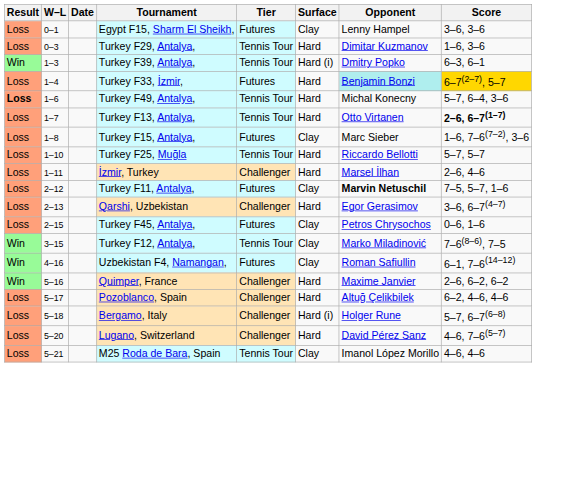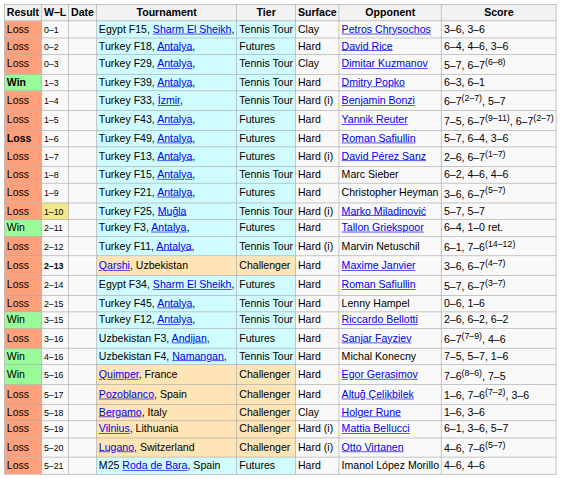(257, 29) Futures -> (266, 29) Tennis Tour
(376, 29) Lenny Hampel -> (386, 29) Petros Chrysochos
+ row: (147, 46)
(309, 46) Hard -> (309, 64) Clay
(464, 46) 1–6, 3–6 -> (475, 64) 5–7, 6–7(6–8)
(16, 63) normal -> (16, 82) bold
(316, 63) Hard (i) -> (309, 82) Hard
(257, 81) Futures -> (266, 100) Tennis Tour
(309, 81) Hard -> (316, 100) Hard (i)
(378, 81) paleturquoise background -> (378, 100) no background
(475, 81) gold background -> (475, 100) no background
+ row: (147, 120)
(266, 99) Tennis Tour -> (257, 138) Futures
(379, 99) Michal Konecny -> (379, 138) Roman Safiullin
(266, 117) Tennis Tour -> (257, 156) Futures
(309, 117) Hard -> (316, 156) Hard (i)
(373, 117) Otto Virtanen -> (384, 156) David Pérez Sanz
(475, 117) bold -> (475, 156) normal
(257, 137) Futures -> (266, 175) Tennis Tour
(309, 137) Clay -> (309, 175) Hard
(486, 137) 1–6, 7–6(7–2), 3–6 -> (476, 175) 6–2, 4–6, 4–6
+ row: (147, 193)
(54, 156) no background -> (54, 212) khaki background
(309, 155) Hard -> (316, 211) Hard (i)
(380, 155) Riccardo Bellotti -> (384, 211) Marko Miladinović
- row: (129, 172)
+ row: (144, 228)
(257, 188) Futures -> (266, 246) Tennis Tour
(309, 188) Clay -> (316, 246) Hard (i)
(384, 188) bold -> (381, 246) normal
(476, 188) 7–5, 5–7, 1–6 -> (480, 246) 6–1, 7–6(14–12)
(54, 207) normal -> (54, 265) bold
(380, 207) Egor Gerasimov -> (379, 265) Maxime Janvier
+ row: (167, 285)
(257, 225) Futures -> (266, 303) Tennis Tour
(309, 225) Clay -> (309, 303) Hard
(386, 225) Petros Chrysochos -> (376, 303) Lenny Hampel
(309, 243) Clay -> (309, 320) Hard
(384, 243) Marko Miladinović -> (380, 320) Riccardo Bellotti
(475, 243) 7–6(8–6), 7–5 -> (476, 320) 2–6, 6–2, 6–2
+ row: (154, 338)
(257, 263) Futures -> (266, 356) Tennis Tour
(309, 263) Clay -> (309, 356) Hard
(379, 263) Roman Safiullin -> (379, 356) Michal Konecny
(480, 263) 6–1, 7–6(14–12) -> (476, 356) 7–5, 5–7, 1–6
(379, 281) Maxime Janvier -> (380, 374) Egor Gerasimov
(476, 281) 2–6, 6–2, 6–2 -> (475, 374) 7–6(8–6), 7–5
(476, 297) 6–2, 4–6, 4–6 -> (486, 394) 1–6, 7–6(7–2), 3–6
(316, 316) Hard (i) -> (309, 412) Clay
(475, 316) 5–7, 6–7(6–8) -> (464, 412) 1–6, 3–6
+ row: (139, 429)
(309, 335) Hard -> (316, 447) Hard (i)
(384, 335) David Pérez Sanz -> (373, 447) Otto Virtanen
(266, 353) Tennis Tour -> (257, 465) Futures
(309, 353) Clay -> (309, 465) Hard
